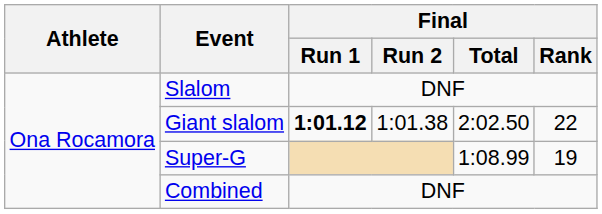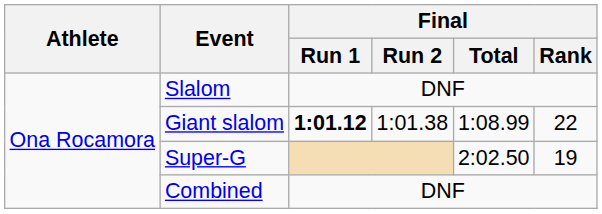(494, 123) 2:02.50 -> (494, 123) 1:08.99
(494, 157) 1:08.99 -> (494, 157) 2:02.50
